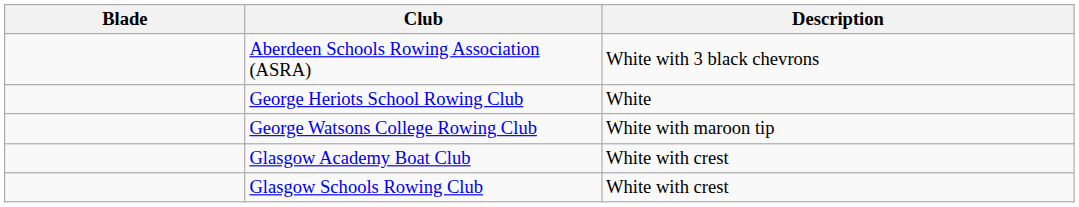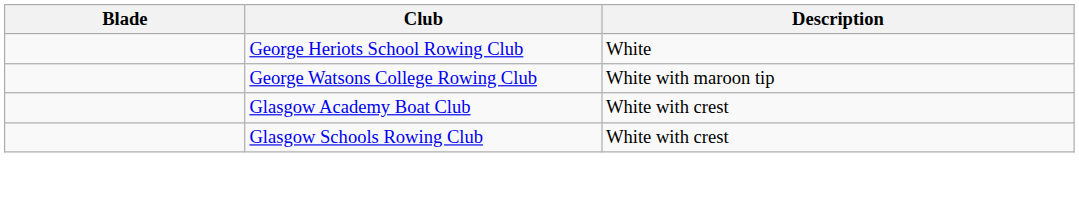- row: (395, 59)
